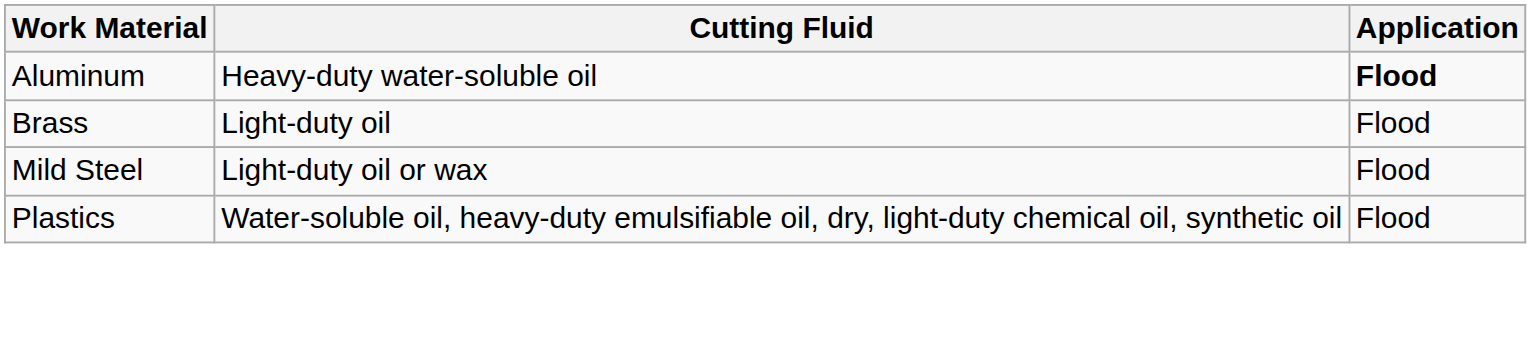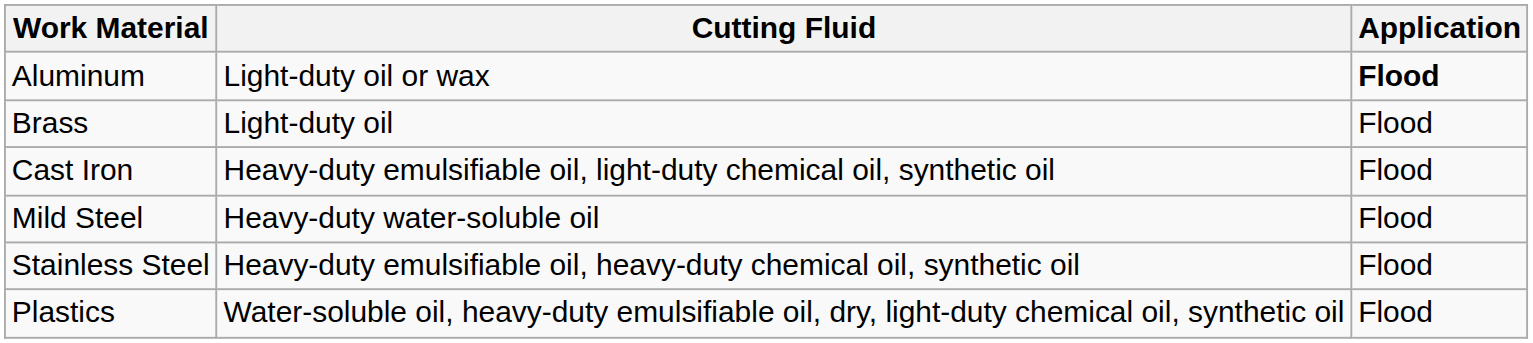(409, 75) Heavy-duty water-soluble oil -> (357, 75) Light-duty oil or wax
+ row: (73, 170)
(354, 170) Light-duty oil or wax -> (411, 218) Heavy-duty water-soluble oil
+ row: (111, 265)
